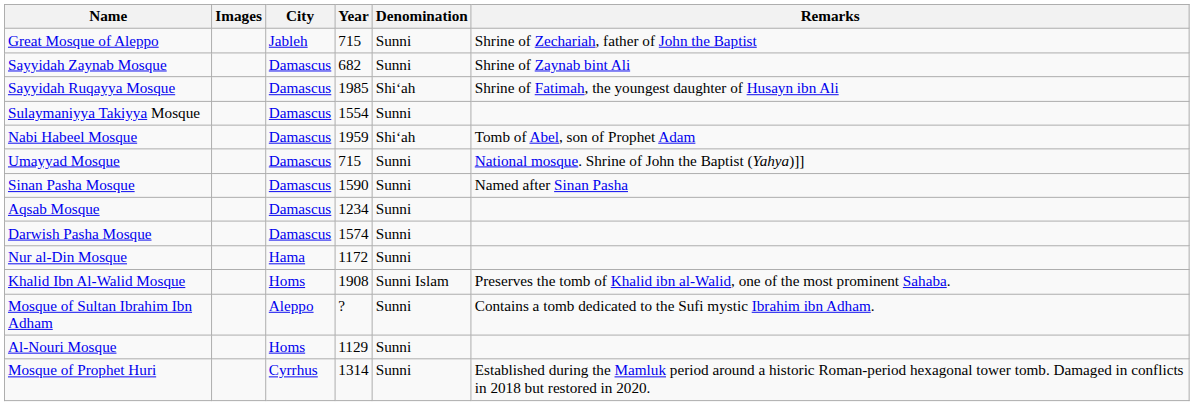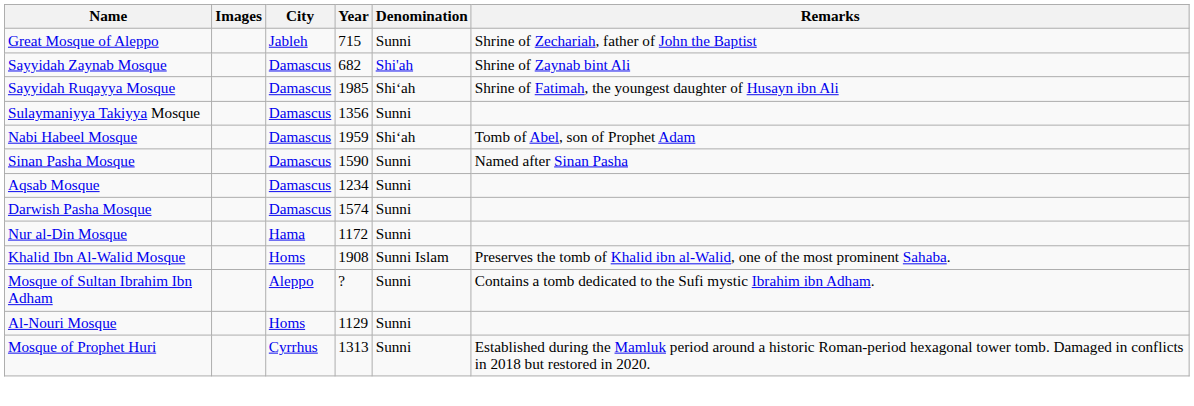(393, 64) Sunni -> (394, 64) Shi'ah
(353, 112) 1554 -> (353, 112) 1356
- row: (64, 161)
(353, 371) 1314 -> (353, 347) 1313
